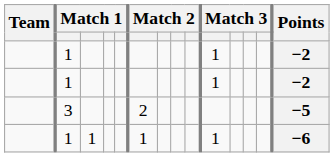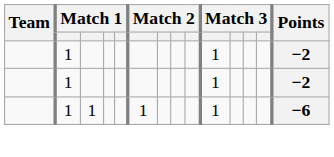- row: (68, 110)
